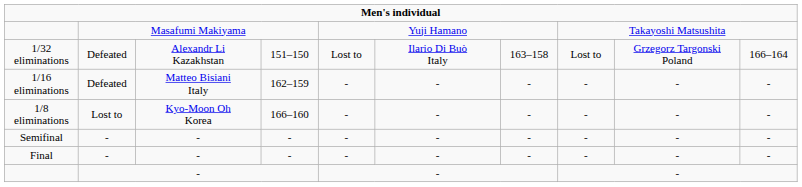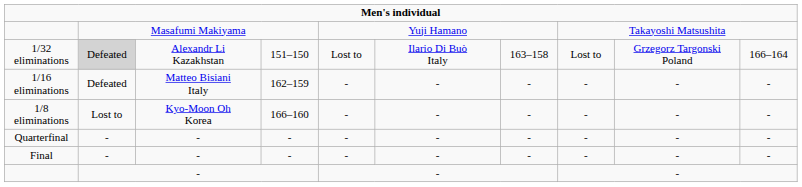(107, 54) no background -> (107, 54) lightgrey background
+ row: (41, 138)
- row: (41, 138)
